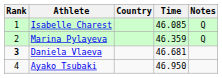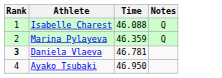- column: (134, 11)
(171, 25) 46.085 -> (131, 25) 46.088
(171, 53) 46.681 -> (131, 53) 46.781
